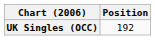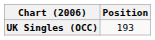(125, 28) 192 -> (125, 28) 193
